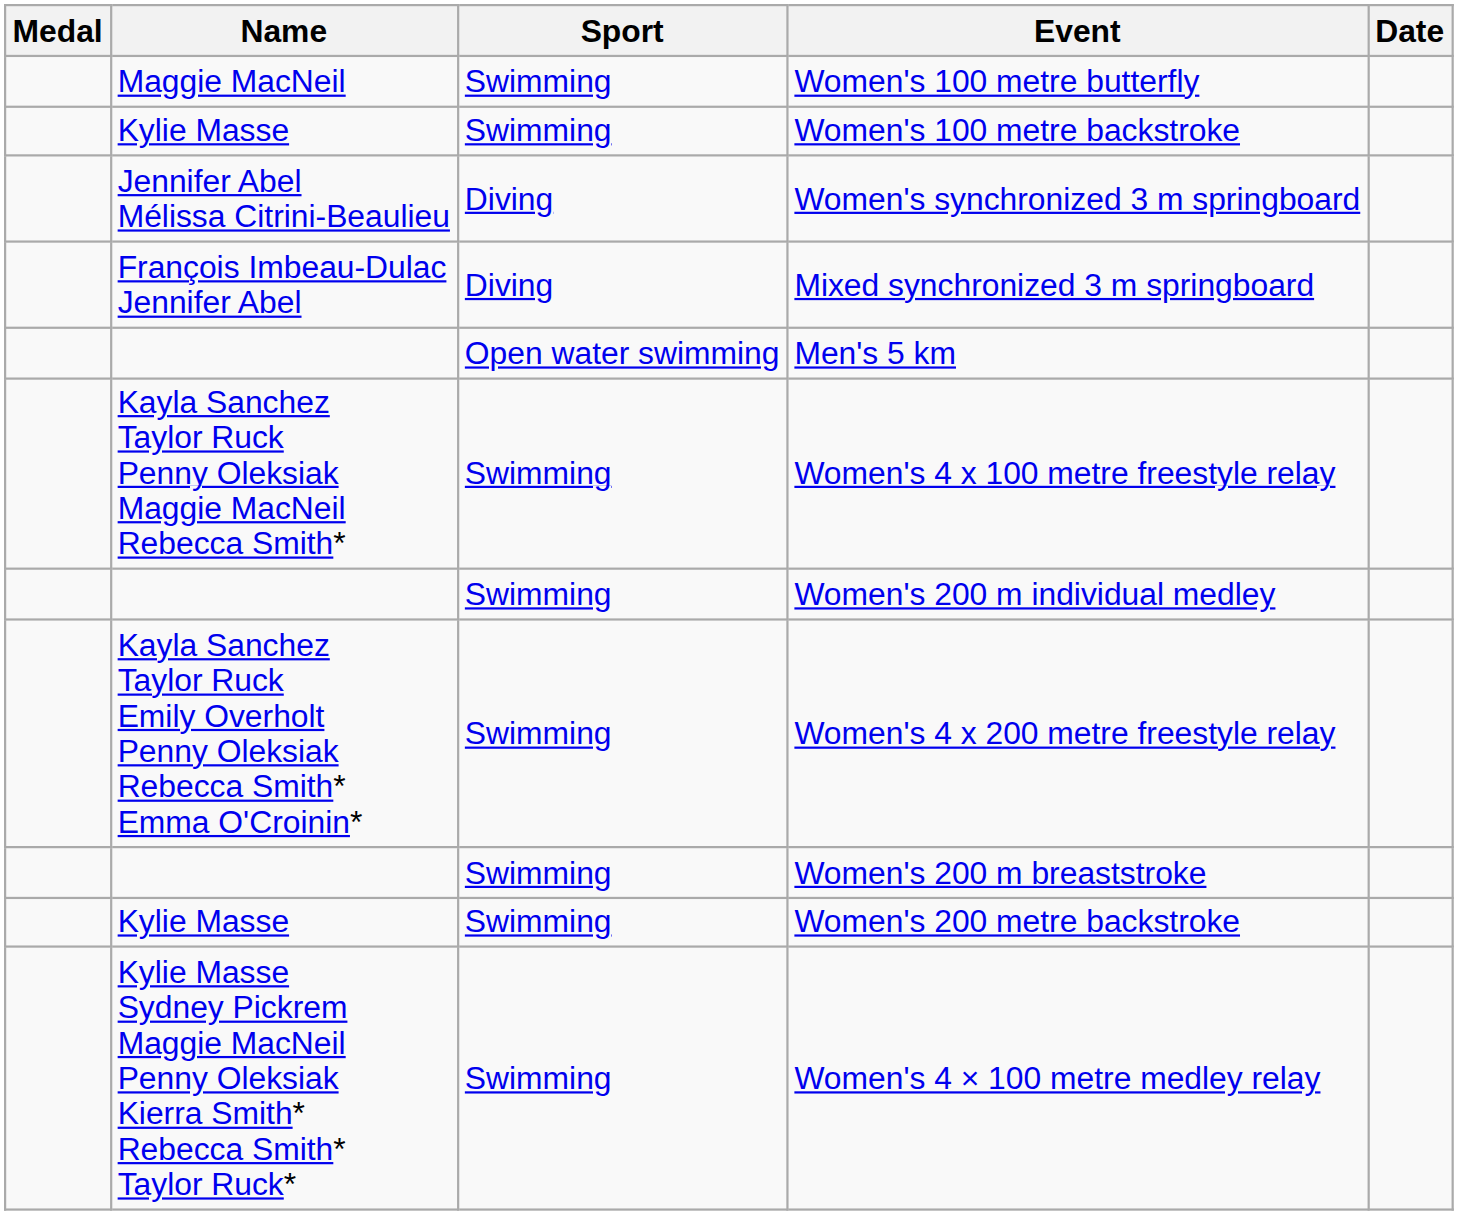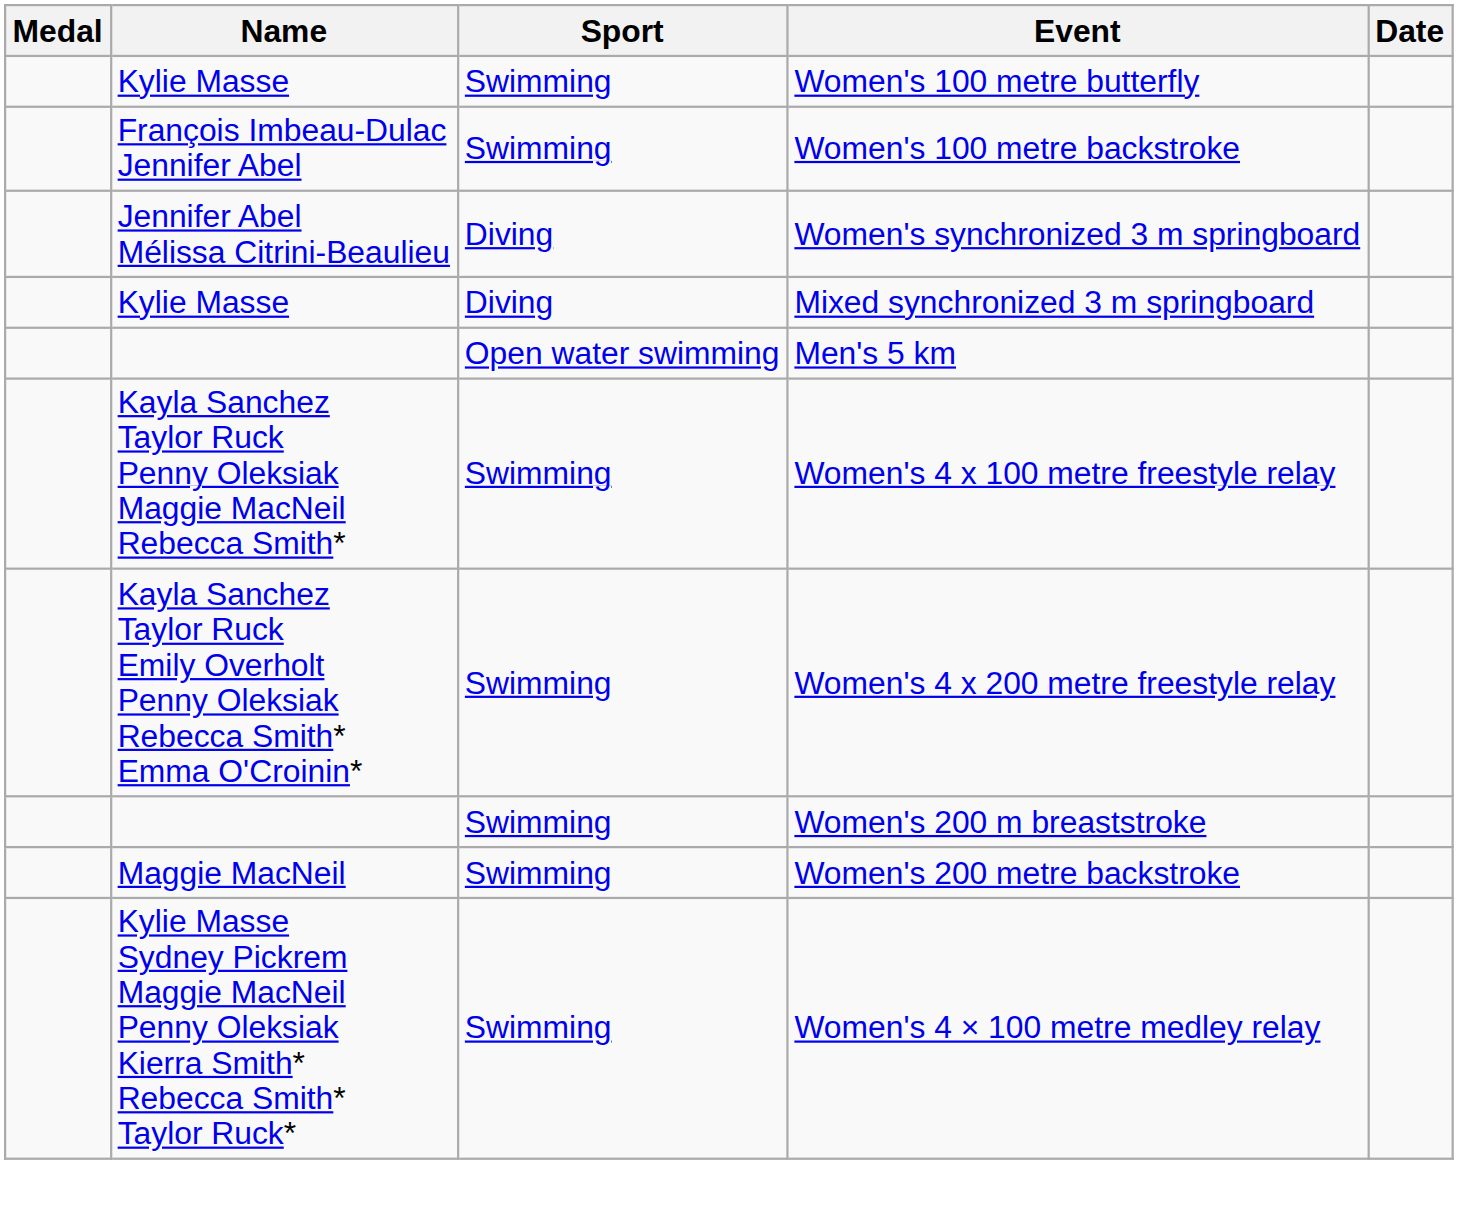(232, 81) Maggie MacNeil -> (203, 81) Kylie Masse
(203, 131) Kylie Masse -> (282, 149) François Imbeau-Dulac Jennifer Abel
(282, 285) François Imbeau-Dulac Jennifer Abel -> (203, 302) Kylie Masse
- row: (1035, 595)
(203, 922) Kylie Masse -> (232, 872) Maggie MacNeil
